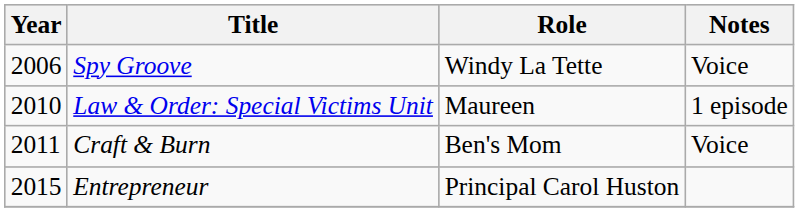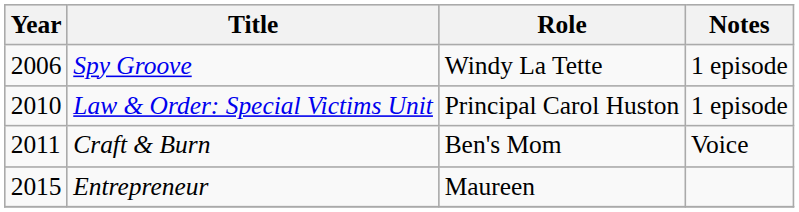(720, 65) Voice -> (739, 65) 1 episode
(490, 105) Maureen -> (562, 105) Principal Carol Huston
(562, 186) Principal Carol Huston -> (490, 186) Maureen
